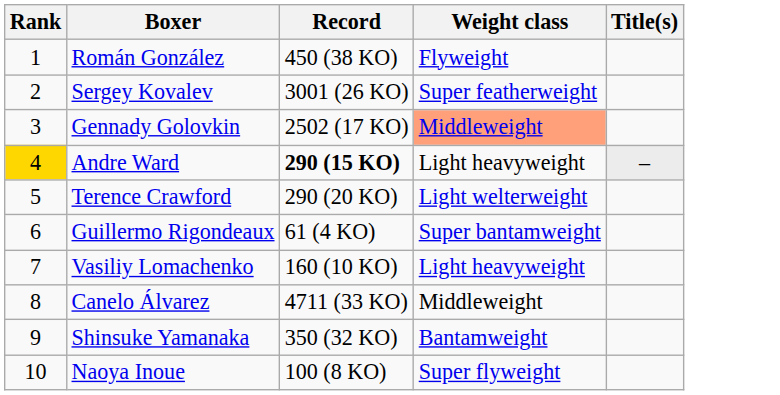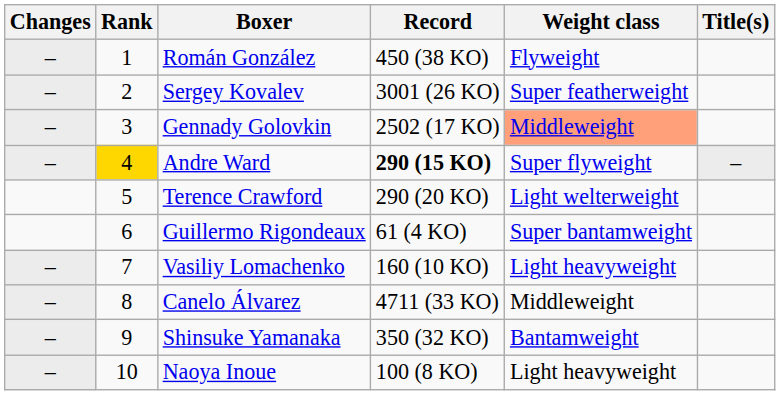+ column: (50, 22)
(502, 162) Light heavyweight -> (581, 162) Super flyweight
(490, 372) Super flyweight -> (593, 372) Light heavyweight
